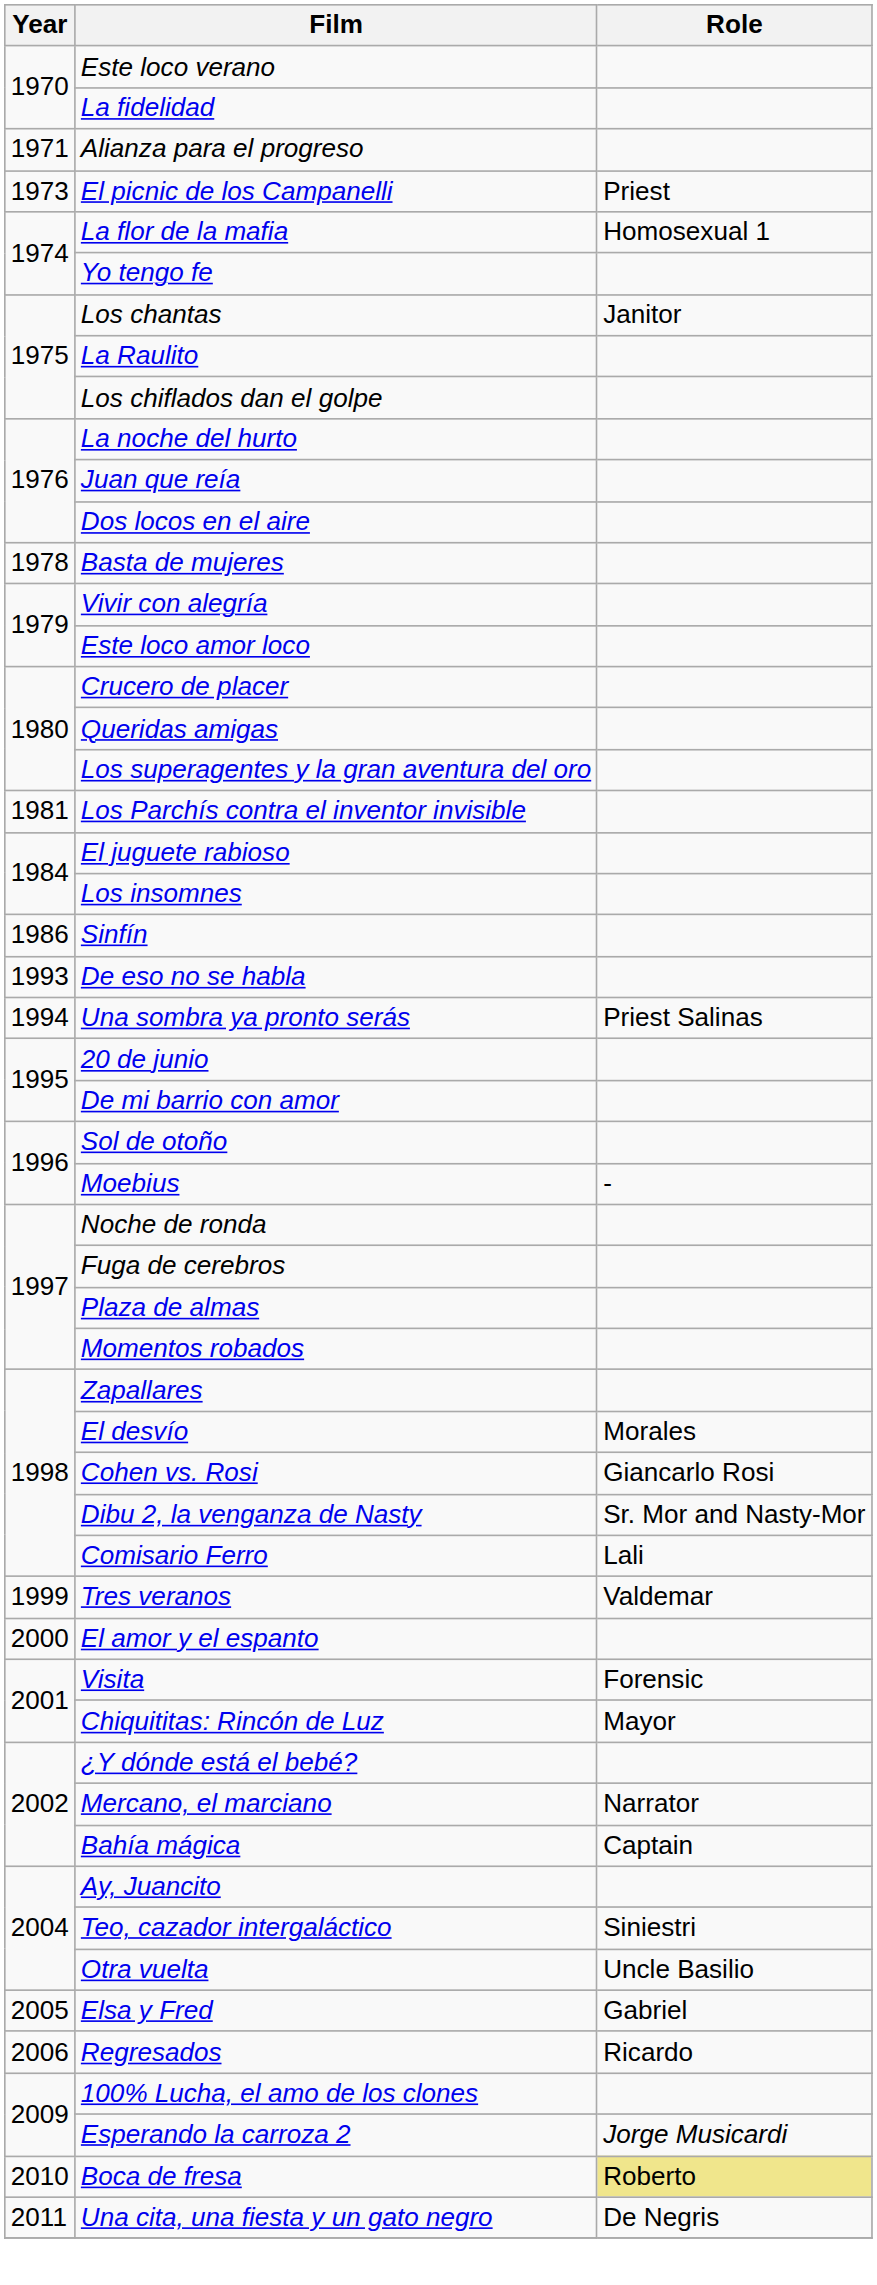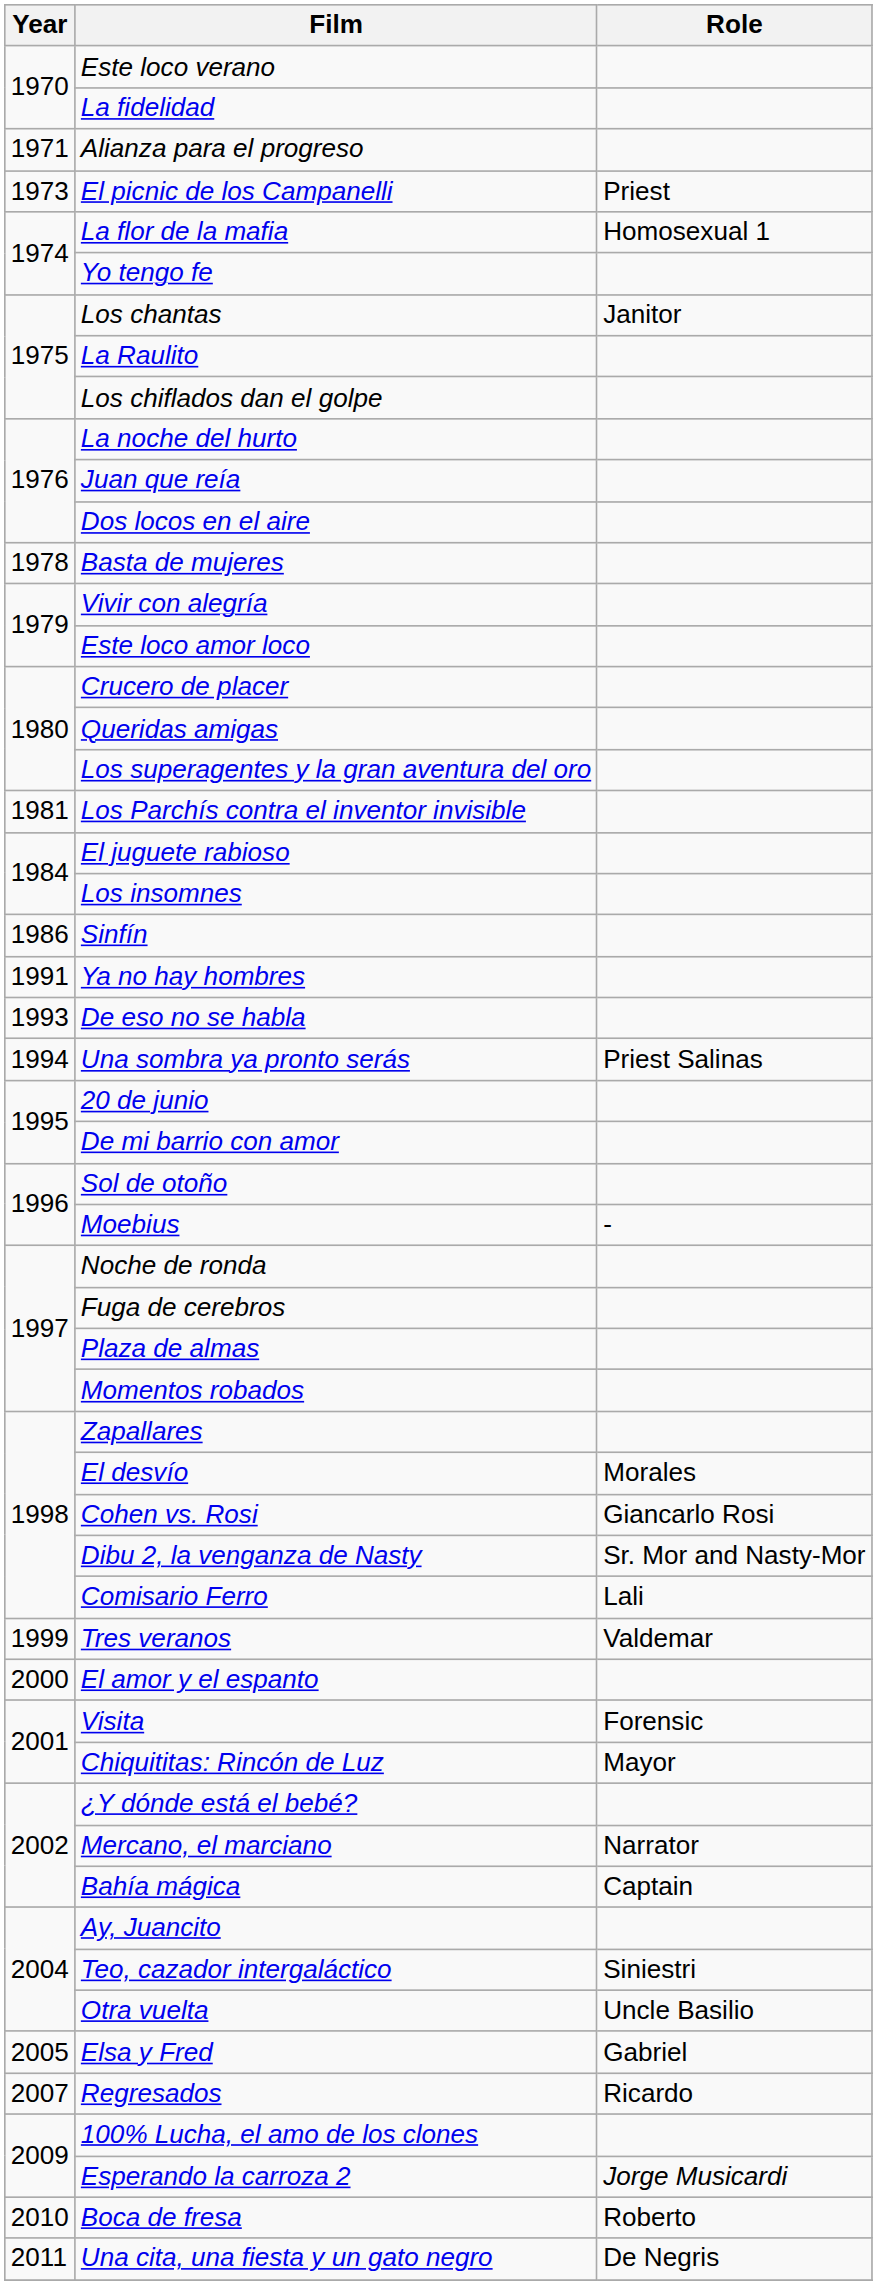+ row: (193, 976)
(40, 2051) 2006 -> (40, 2093) 2007
(650, 2175) khaki background -> (650, 2217) no background
